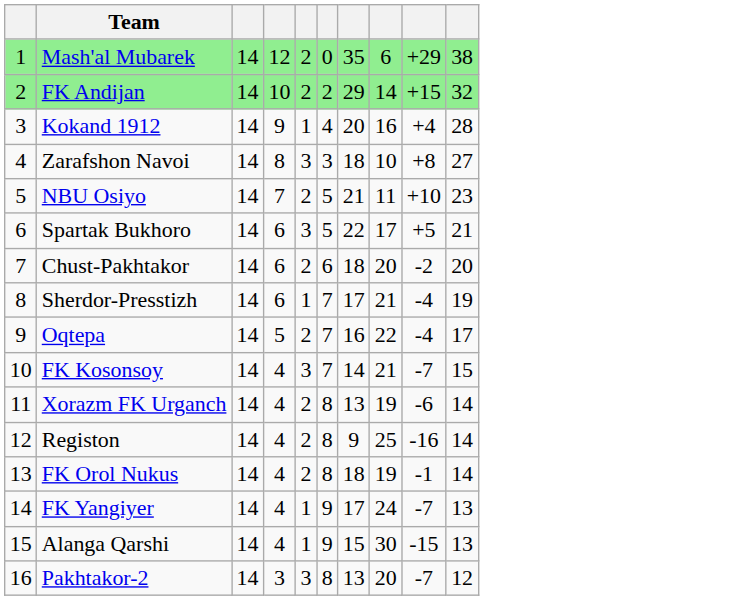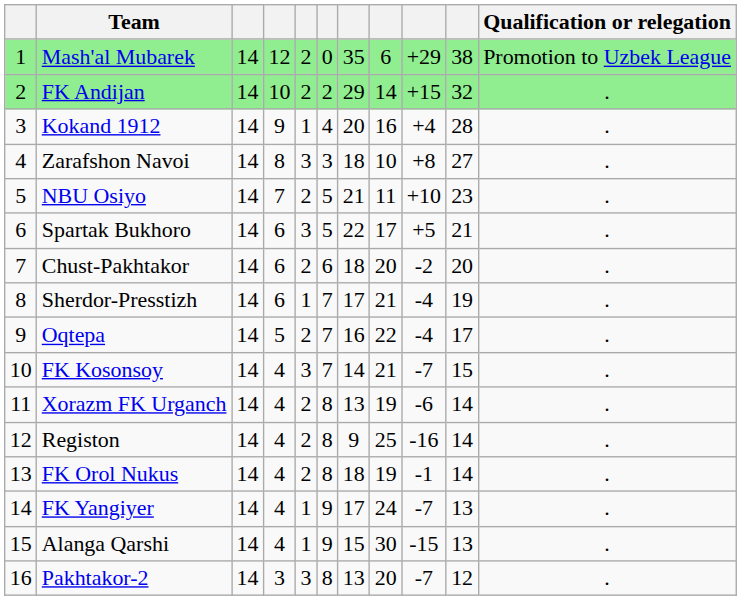+ column: (607, 21)
